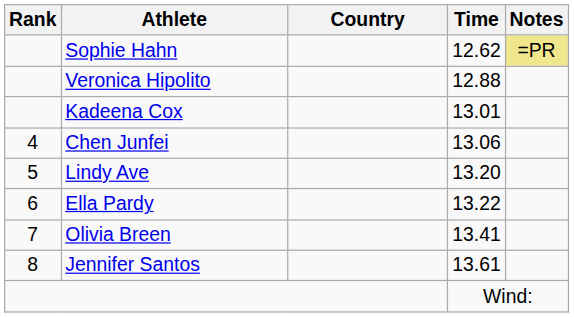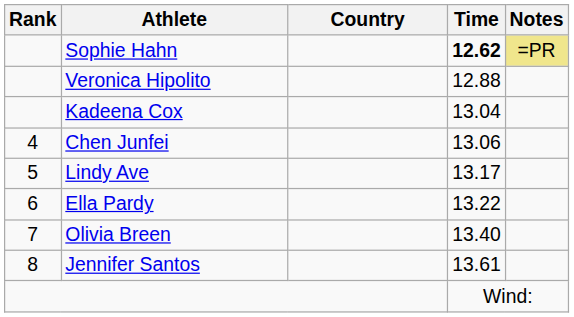(476, 50) normal -> (476, 50) bold
(476, 111) 13.01 -> (476, 111) 13.04
(476, 173) 13.20 -> (476, 173) 13.17
(476, 234) 13.41 -> (476, 234) 13.40
